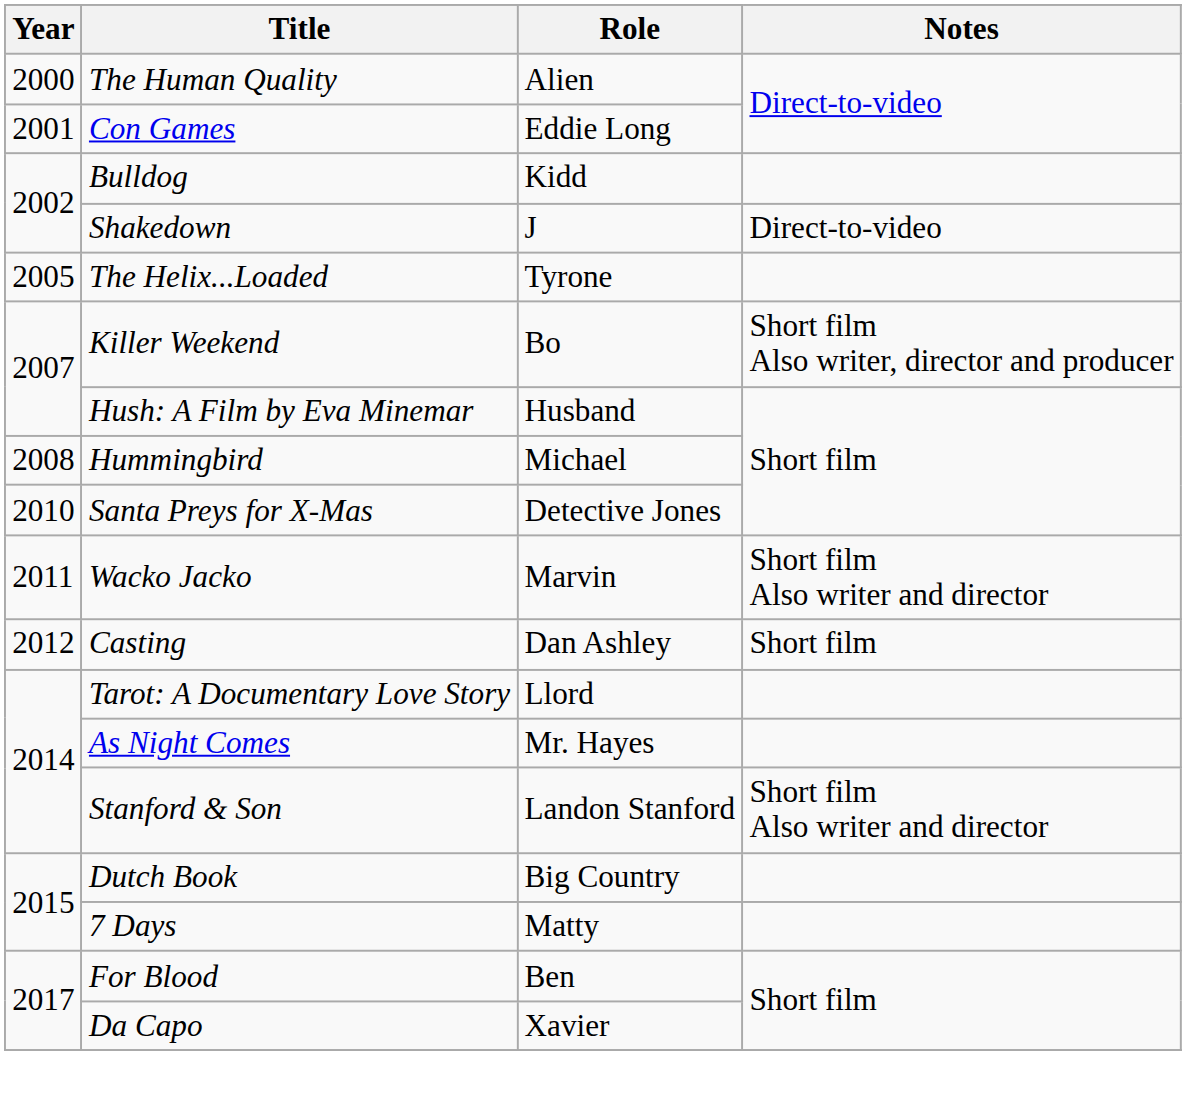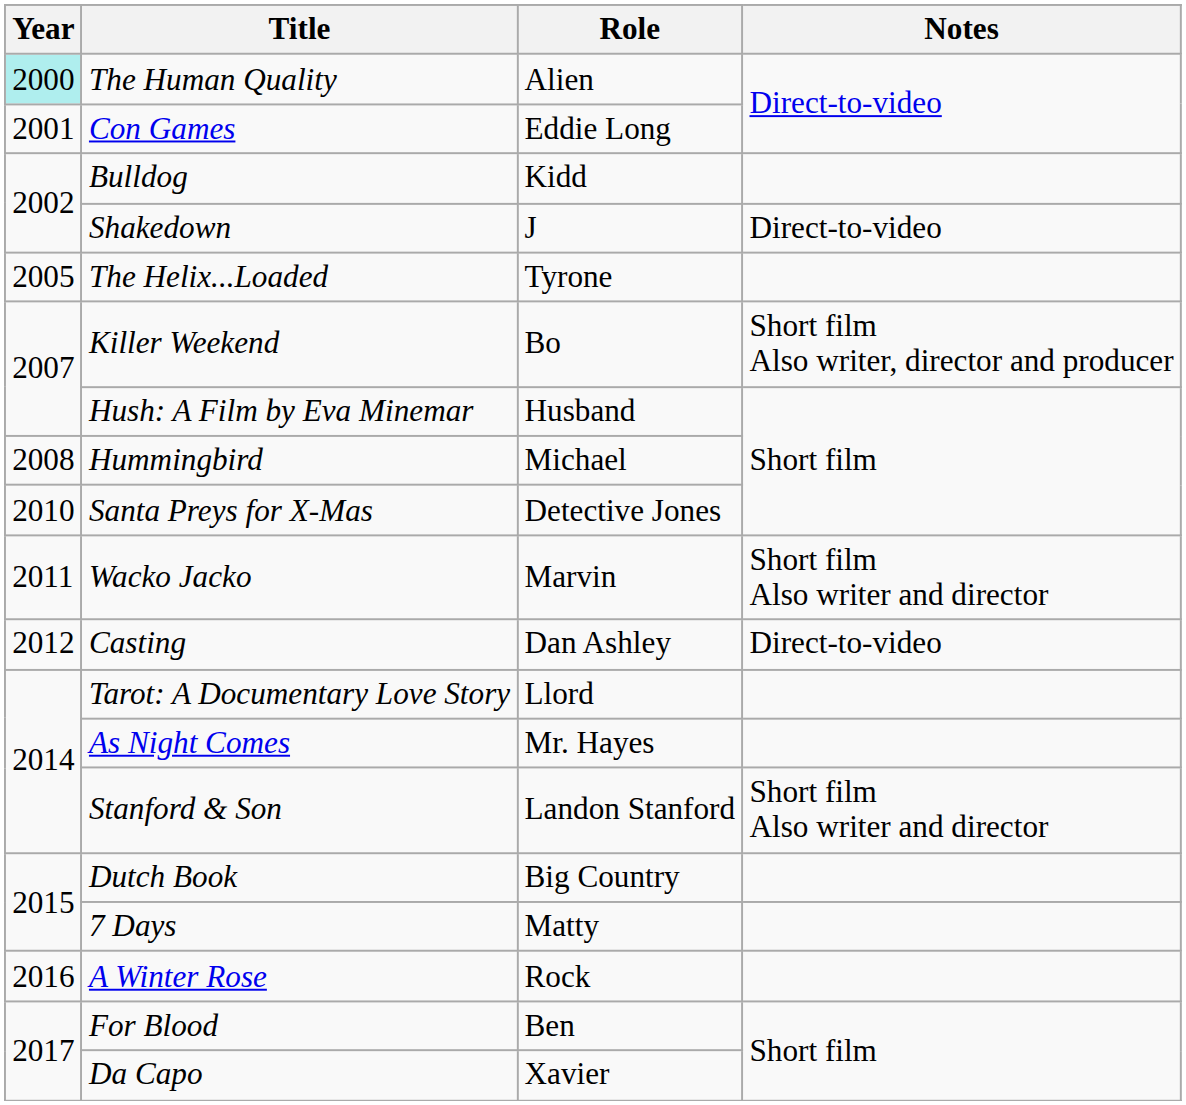(43, 78) no background -> (43, 78) paleturquoise background
(813, 643) Short film -> (846, 643) Direct-to-video
+ row: (178, 975)
